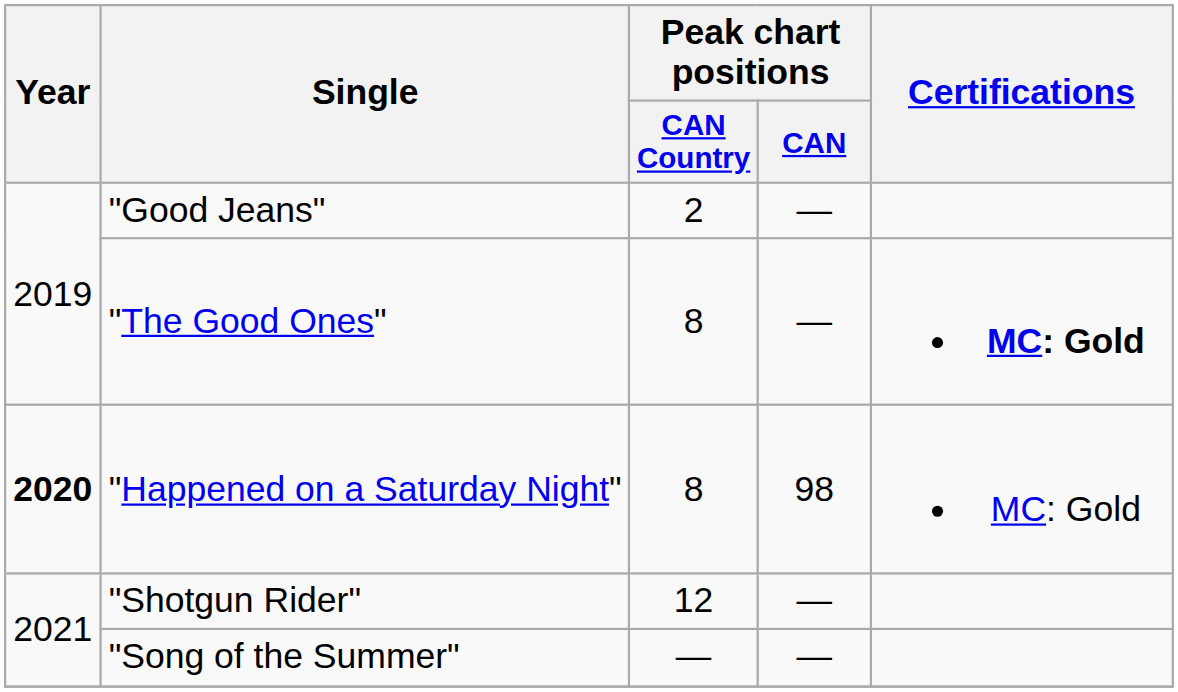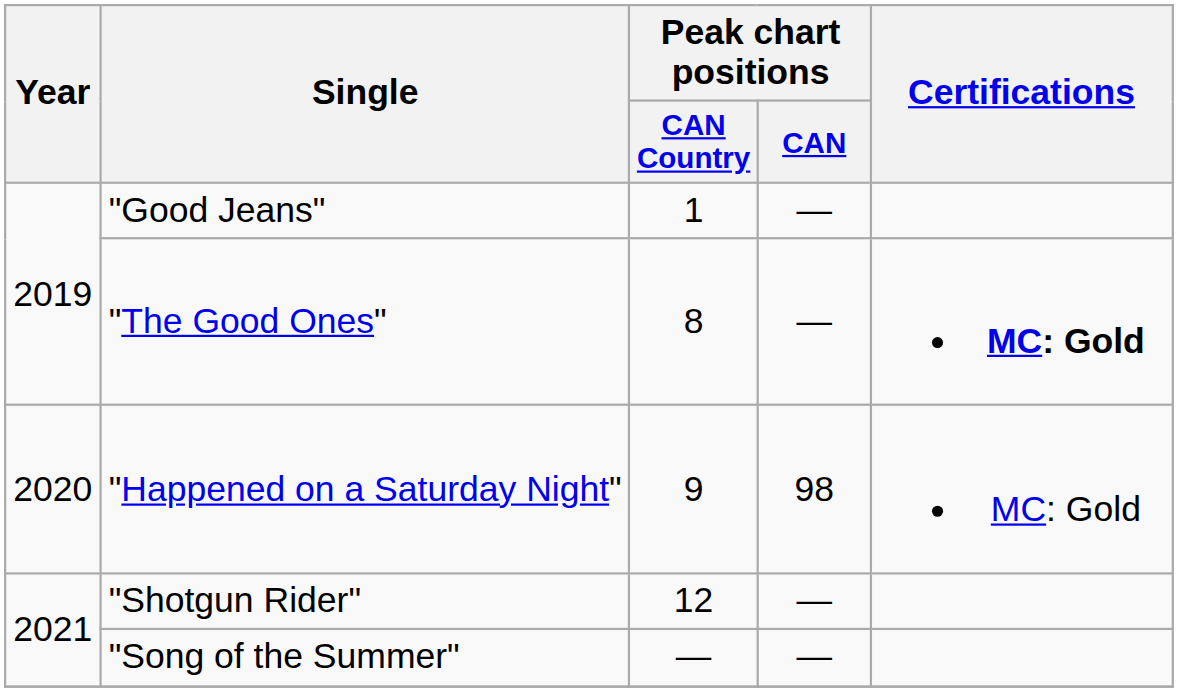(694, 209) 2 -> (694, 209) 1
(53, 488) bold -> (53, 488) normal
(694, 488) 8 -> (694, 488) 9
